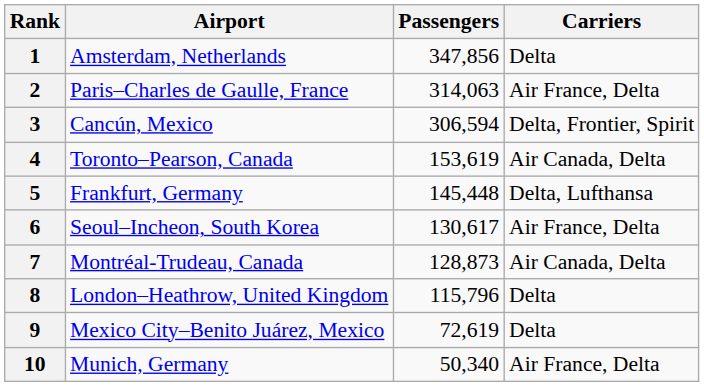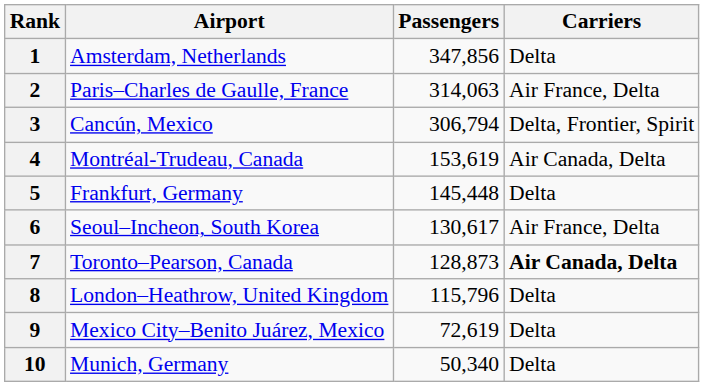(464, 124) 306,594 -> (464, 124) 306,794
(181, 158) Toronto–Pearson, Canada -> (187, 158) Montréal-Trudeau, Canada
(581, 192) Delta, Lufthansa -> (532, 192) Delta
(187, 261) Montréal-Trudeau, Canada -> (181, 261) Toronto–Pearson, Canada
(587, 261) normal -> (593, 261) bold
(584, 364) Air France, Delta -> (532, 364) Delta
